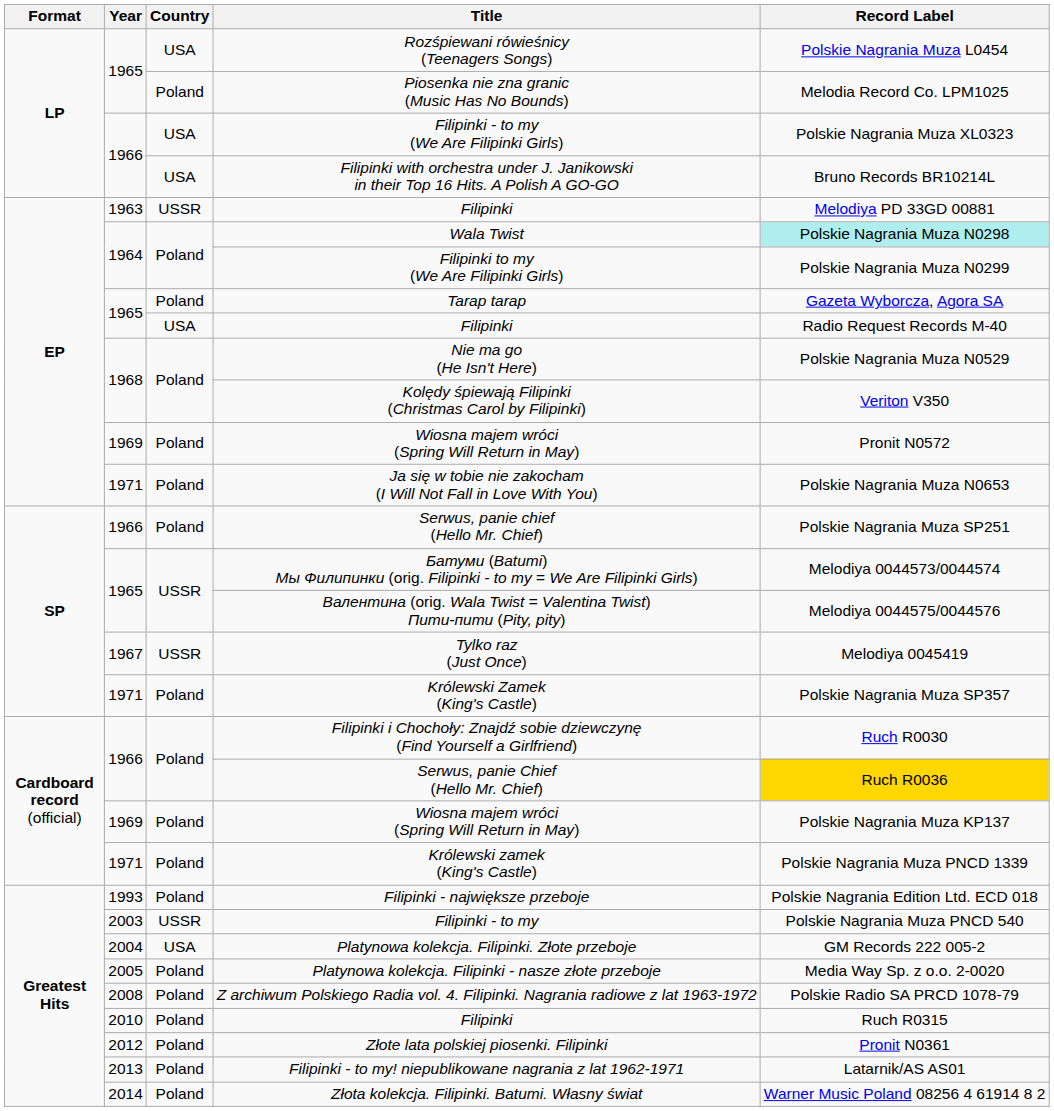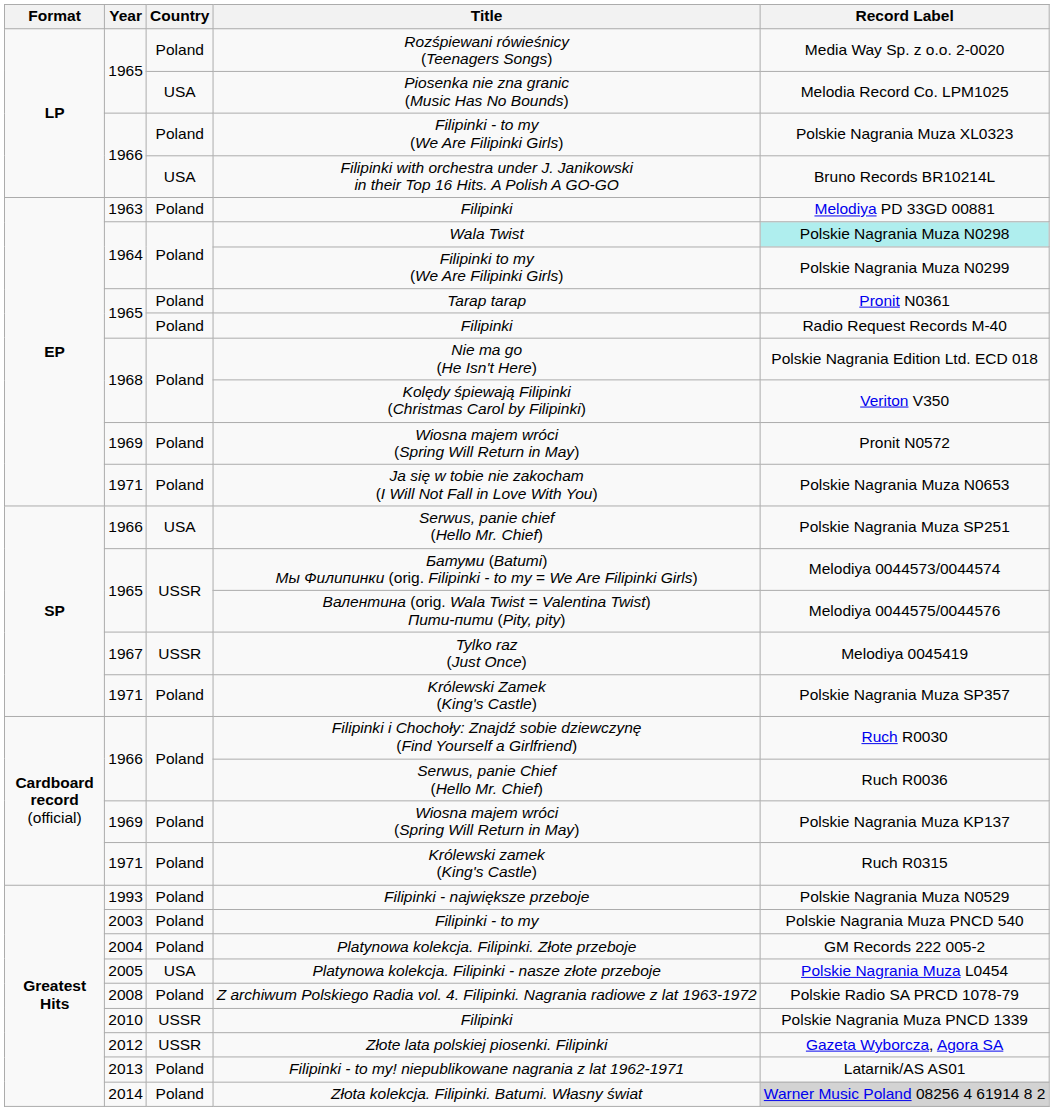(180, 50) USA -> (180, 50) Poland
(905, 50) Polskie Nagrania Muza L0454 -> (905, 50) Media Way Sp. z o.o. 2-0020
(180, 92) Poland -> (180, 92) USA
(180, 134) USA -> (180, 134) Poland
(180, 209) USSR -> (180, 209) Poland
(905, 301) Gazeta Wyborcza, Agora SA -> (905, 301) Pronit N0361
(180, 325) USA -> (180, 325) Poland
(905, 358) Polskie Nagrania Muza N0529 -> (905, 358) Polskie Nagrania Edition Ltd. ECD 018
(180, 527) Poland -> (180, 527) USA
(905, 779) gold background -> (905, 779) no background
(905, 863) Polskie Nagrania Muza PNCD 1339 -> (905, 863) Ruch R0315
(905, 897) Polskie Nagrania Edition Ltd. ECD 018 -> (905, 897) Polskie Nagrania Muza N0529
(180, 921) USSR -> (180, 921) Poland
(180, 946) USA -> (180, 946) Poland
(180, 971) Poland -> (180, 971) USA
(905, 971) Media Way Sp. z o.o. 2-0020 -> (905, 971) Polskie Nagrania Muza L0454
(180, 1020) Poland -> (180, 1020) USSR
(905, 1020) Ruch R0315 -> (905, 1020) Polskie Nagrania Muza PNCD 1339
(180, 1044) Poland -> (180, 1044) USSR
(905, 1044) Pronit N0361 -> (905, 1044) Gazeta Wyborcza, Agora SA
(905, 1094) no background -> (905, 1094) lightgrey background
